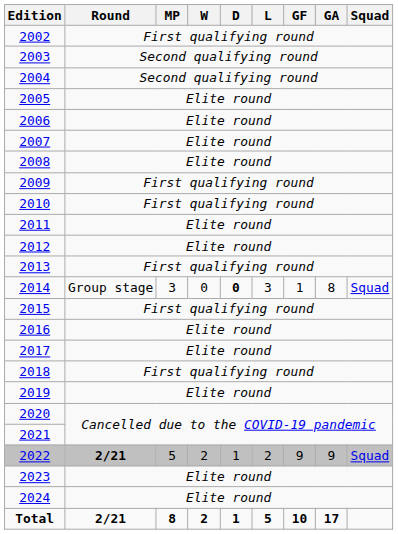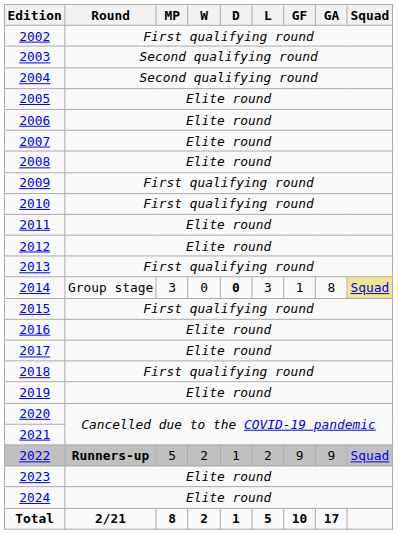(370, 288) no background -> (370, 288) khaki background
(111, 455) 2/21 -> (111, 455) Runners-up
